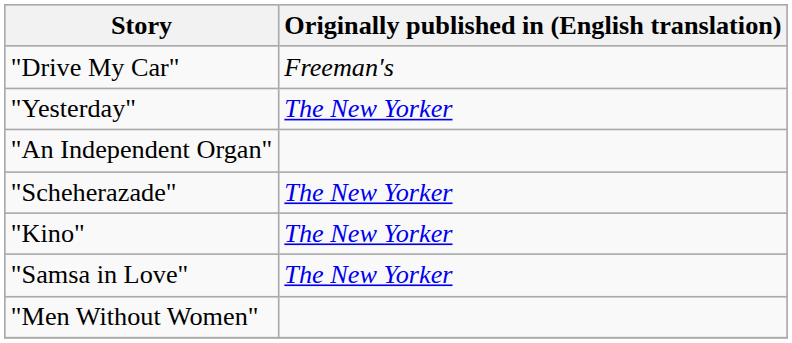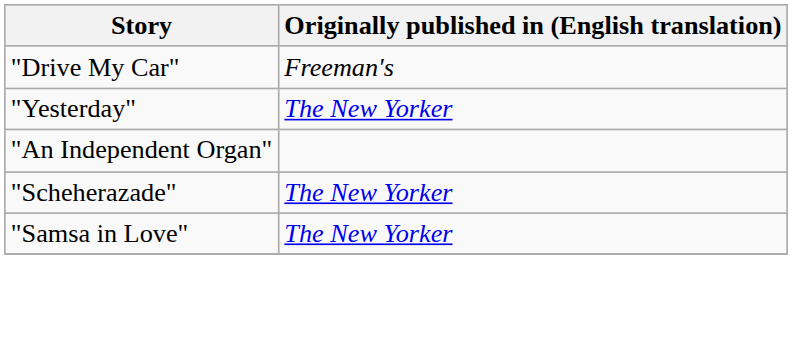- row: (48, 233)
- row: (135, 316)
